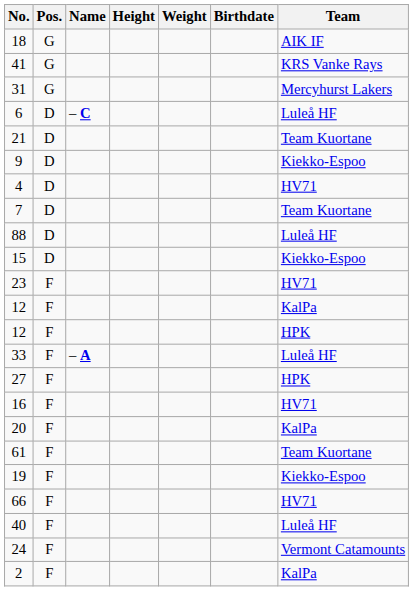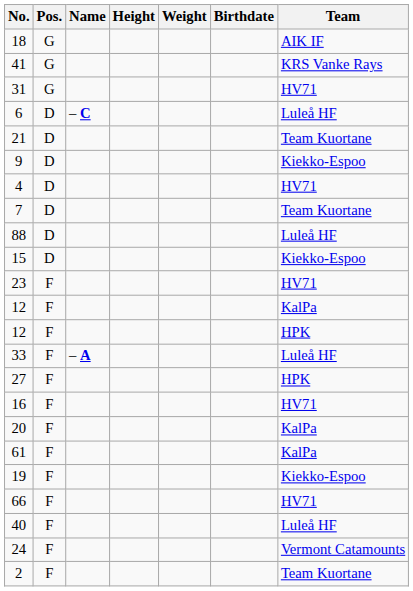(337, 89) Mercyhurst Lakers -> (299, 89) HV71
(326, 453) Team Kuortane -> (299, 453) KalPa
(299, 574) KalPa -> (326, 574) Team Kuortane
